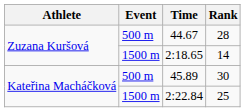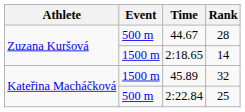(138, 76) 500 m -> (141, 76) 1500 m
(223, 76) 30 -> (223, 76) 32
(141, 96) 1500 m -> (138, 96) 500 m
